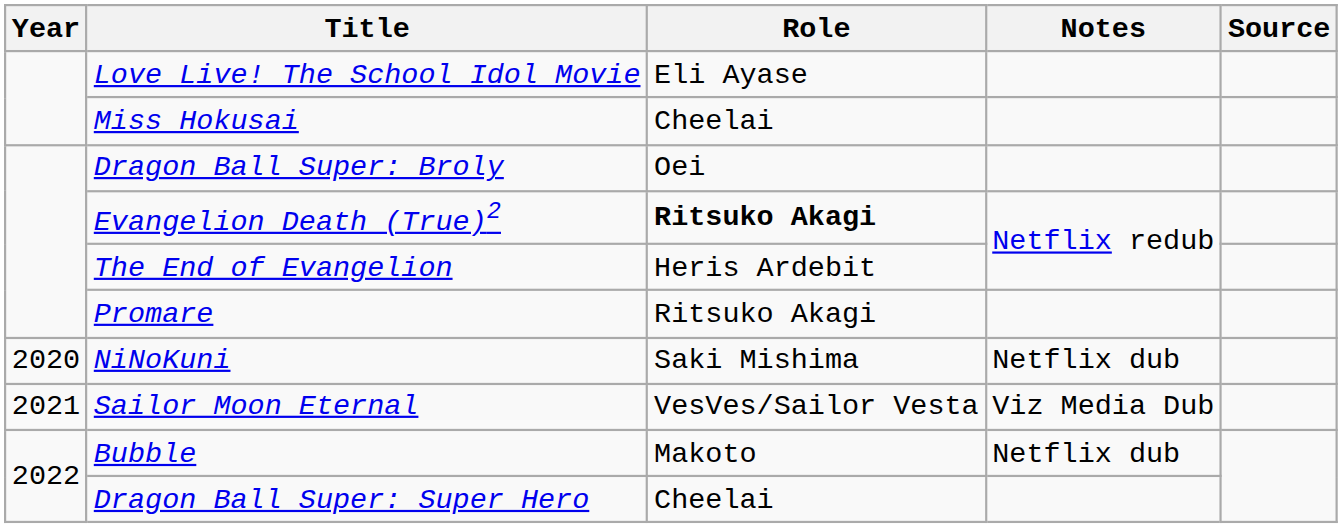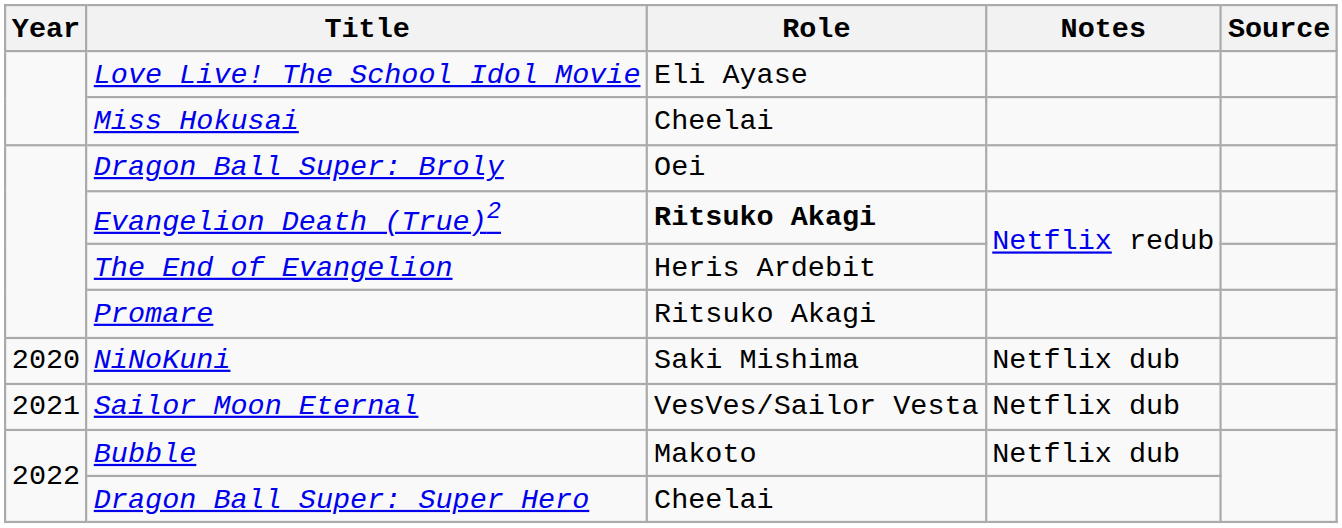(1103, 407) Viz Media Dub -> (1086, 407) Netflix dub
